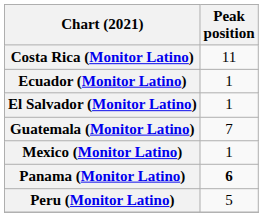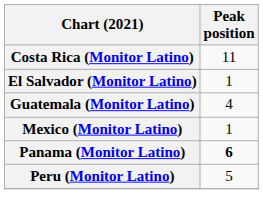- row: (102, 81)
(229, 128) 7 -> (229, 104) 4
